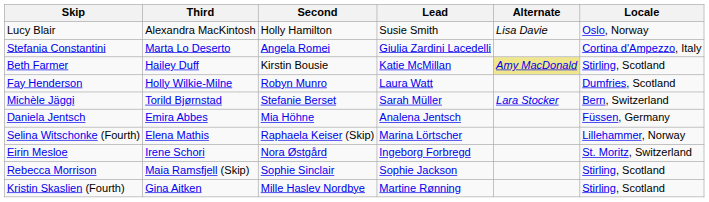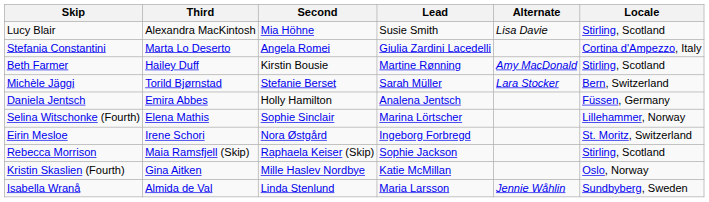(296, 30) Holly Hamilton -> (287, 30) Mia Höhne
(615, 30) Oslo, Norway -> (624, 30) Stirling, Scotland
(415, 65) Katie McMillan -> (420, 65) Martine Rønning
(537, 65) khaki background -> (537, 65) no background
- row: (45, 83)
(287, 118) Mia Höhne -> (296, 100) Holly Hamilton
(317, 135) Raphaela Keiser (Skip) -> (298, 118) Sophie Sinclair
(298, 170) Sophie Sinclair -> (317, 153) Raphaela Keiser (Skip)
(420, 188) Martine Rønning -> (415, 170) Katie McMillan
(624, 188) Stirling, Scotland -> (615, 170) Oslo, Norway
+ row: (44, 188)
